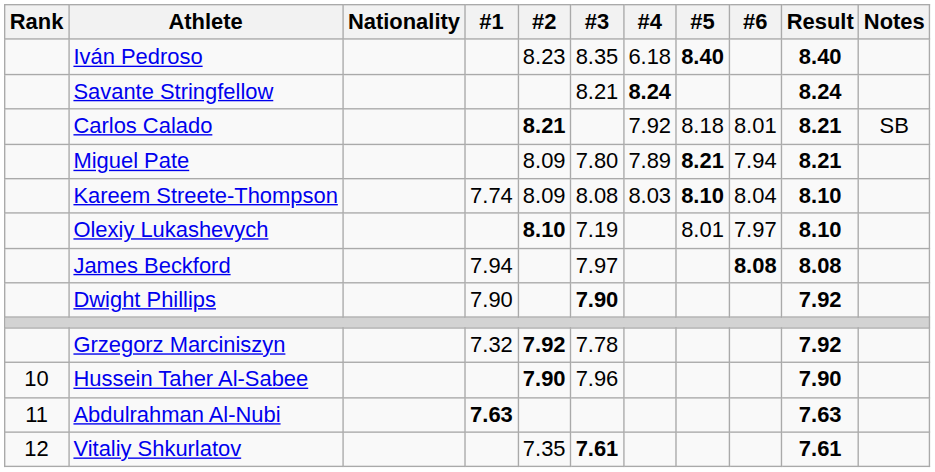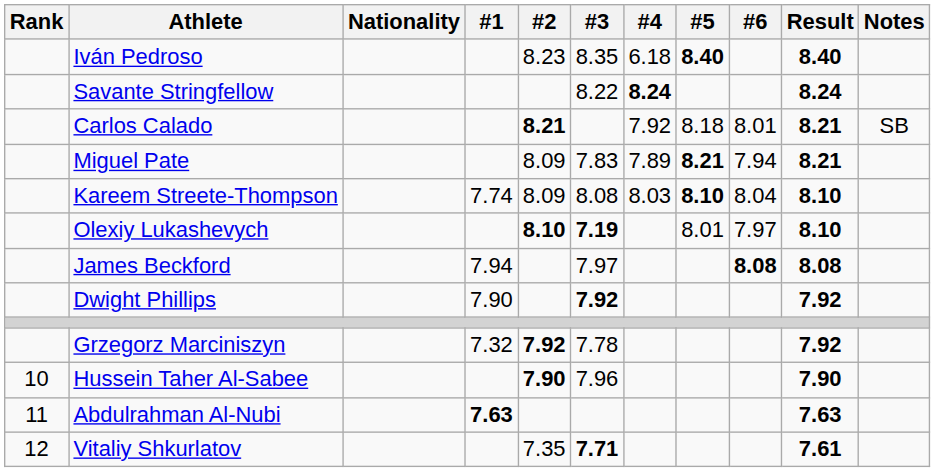(597, 91) 8.21 -> (597, 91) 8.22
(597, 160) 7.80 -> (597, 160) 7.83
(597, 230) normal -> (597, 230) bold
(597, 299) 7.90 -> (597, 299) 7.92
(597, 449) 7.61 -> (597, 449) 7.71
